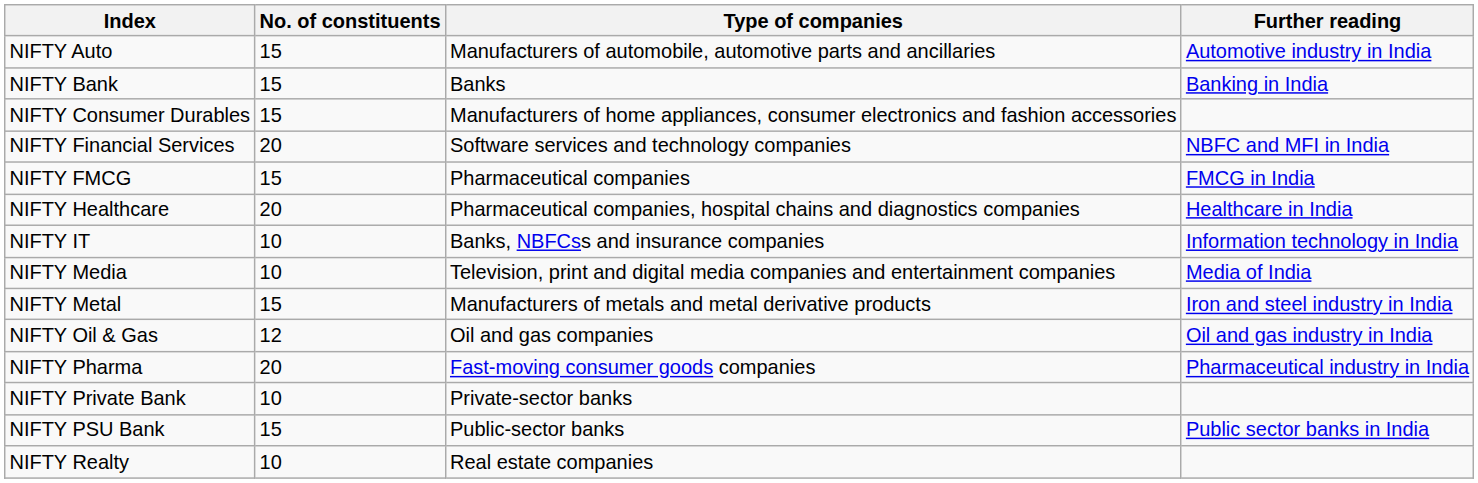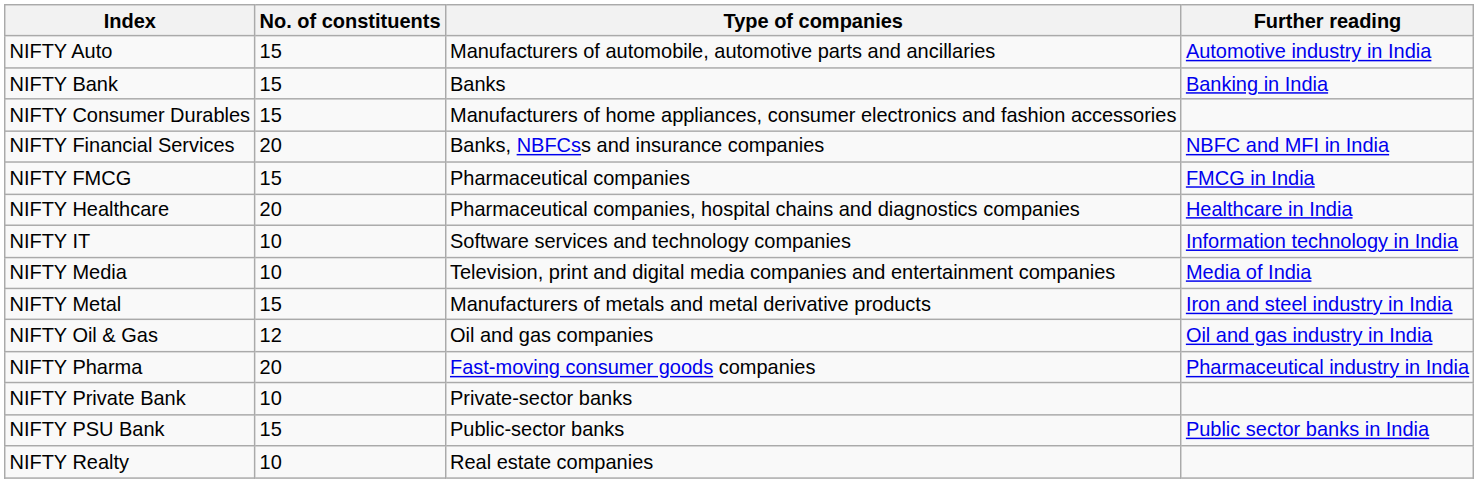(650, 146) Software services and technology companies -> (637, 146) Banks, NBFCss and insurance companies
(637, 241) Banks, NBFCss and insurance companies -> (650, 241) Software services and technology companies
